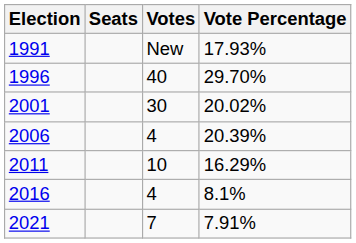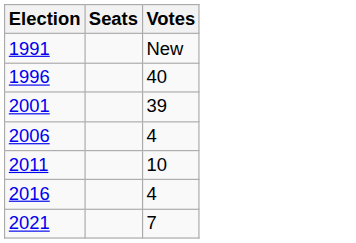- column: (275, 19)
(157, 106) 30 -> (157, 106) 39
